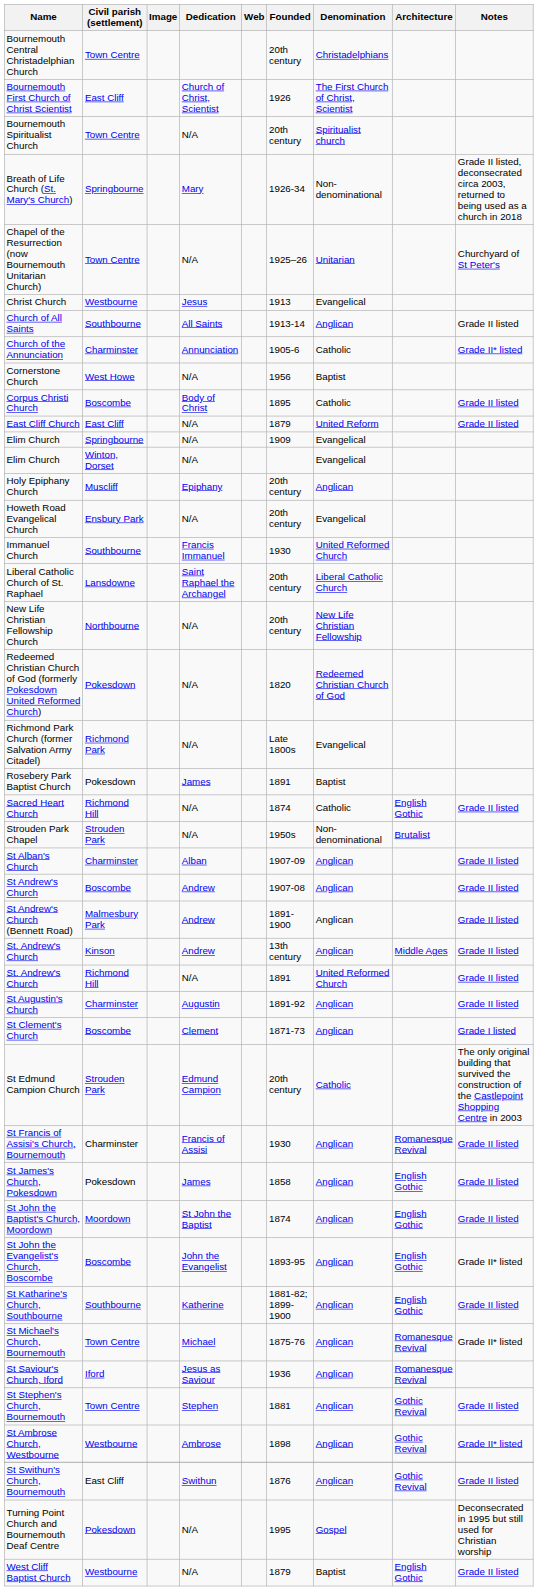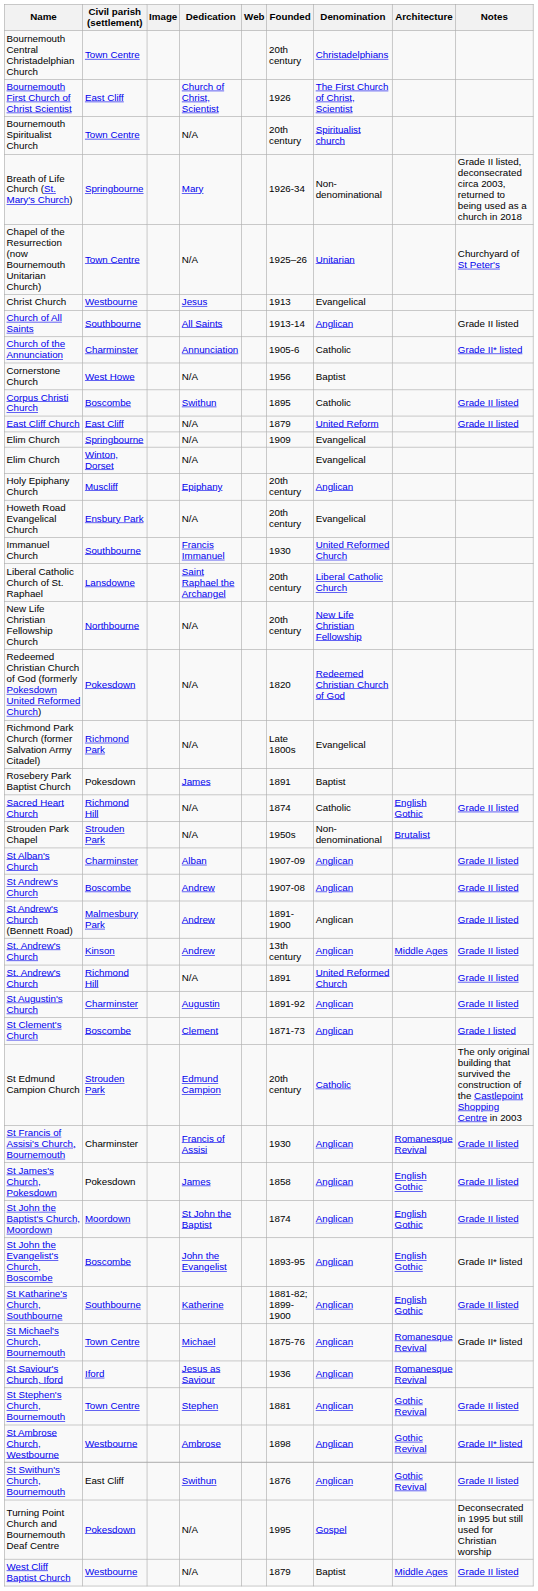(198, 403) Body of Christ -> (199, 403) Swithun
(411, 1572) English Gothic -> (421, 1572) Middle Ages
